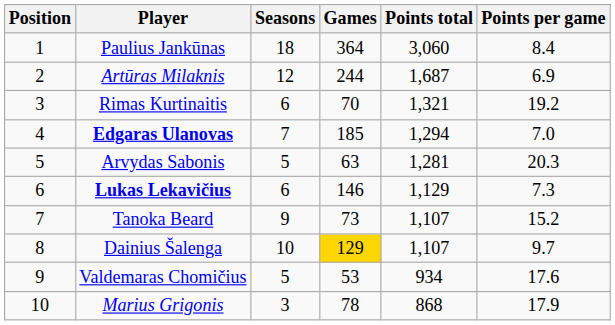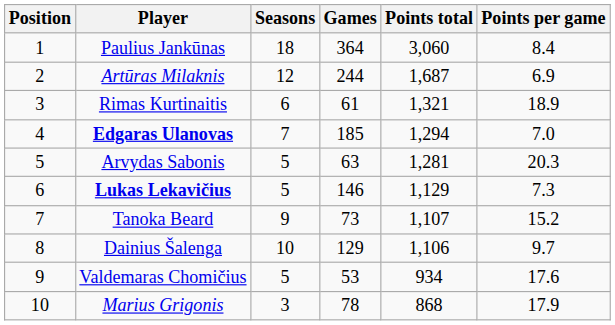(350, 104) 70 -> (350, 104) 61
(543, 104) 19.2 -> (543, 104) 18.9
(285, 190) 6 -> (285, 190) 5
(350, 248) gold background -> (350, 248) no background
(429, 248) 1,107 -> (429, 248) 1,106
